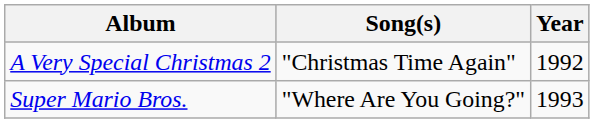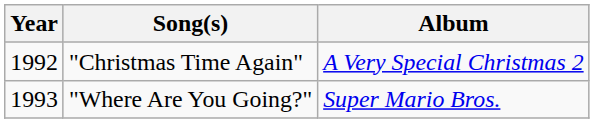columns swapped: (560, 23) <-> (140, 23)
